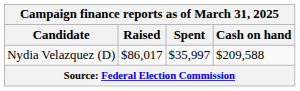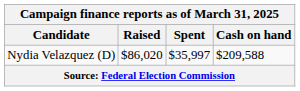(142, 55) $86,017 -> (142, 55) $86,020
